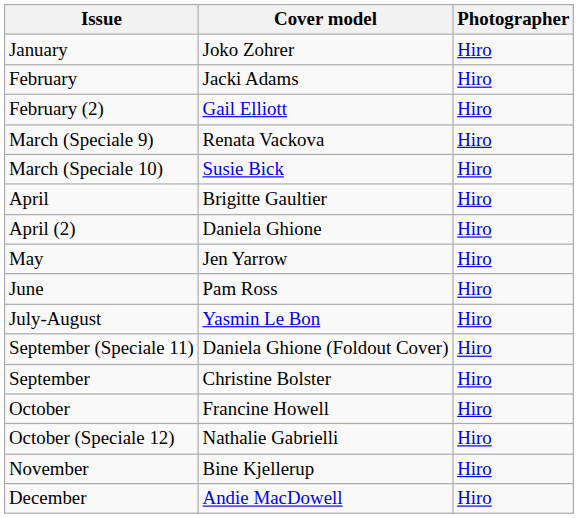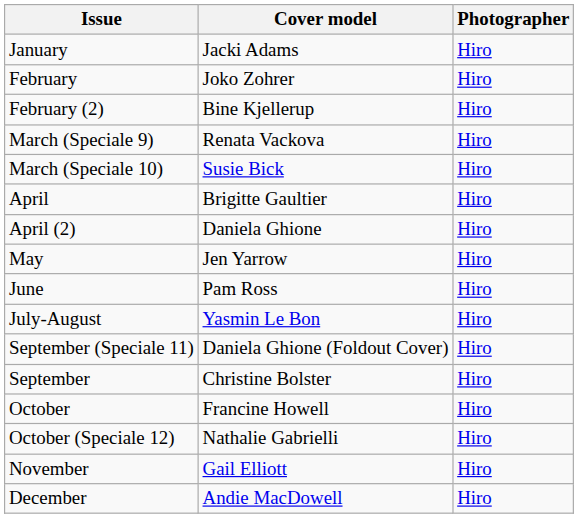(248, 49) Joko Zohrer -> (251, 49) Jacki Adams
(251, 79) Jacki Adams -> (248, 79) Joko Zohrer
(245, 109) Gail Elliott -> (258, 109) Bine Kjellerup
(258, 468) Bine Kjellerup -> (245, 468) Gail Elliott
